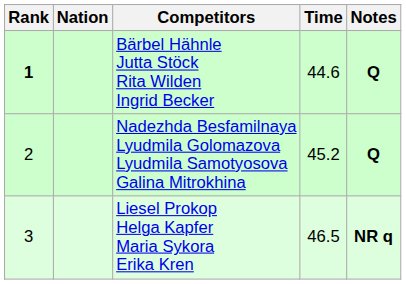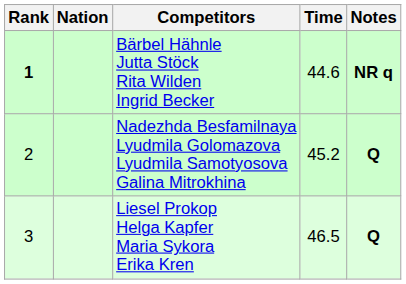(374, 72) Q -> (374, 72) NR q
(374, 237) NR q -> (374, 237) Q
